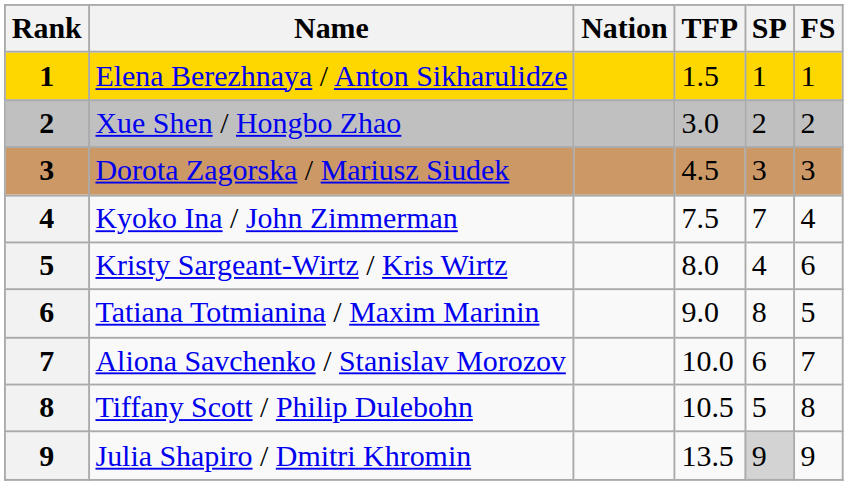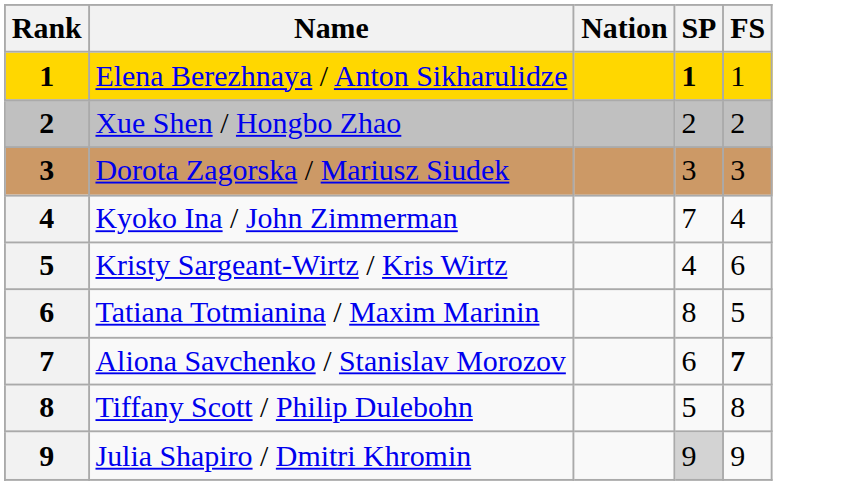- column: (710, 28)
(759, 75) normal -> (689, 75) bold
(808, 360) normal -> (738, 360) bold
